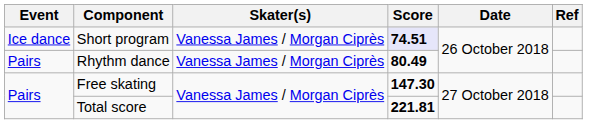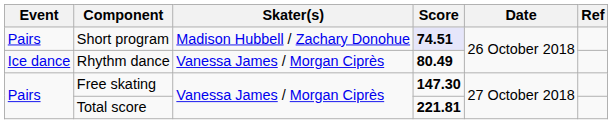(39, 38) Ice dance -> (24, 38) Pairs
(280, 38) Vanessa James / Morgan Ciprès -> (293, 38) Madison Hubbell / Zachary Donohue
(24, 61) Pairs -> (39, 61) Ice dance
